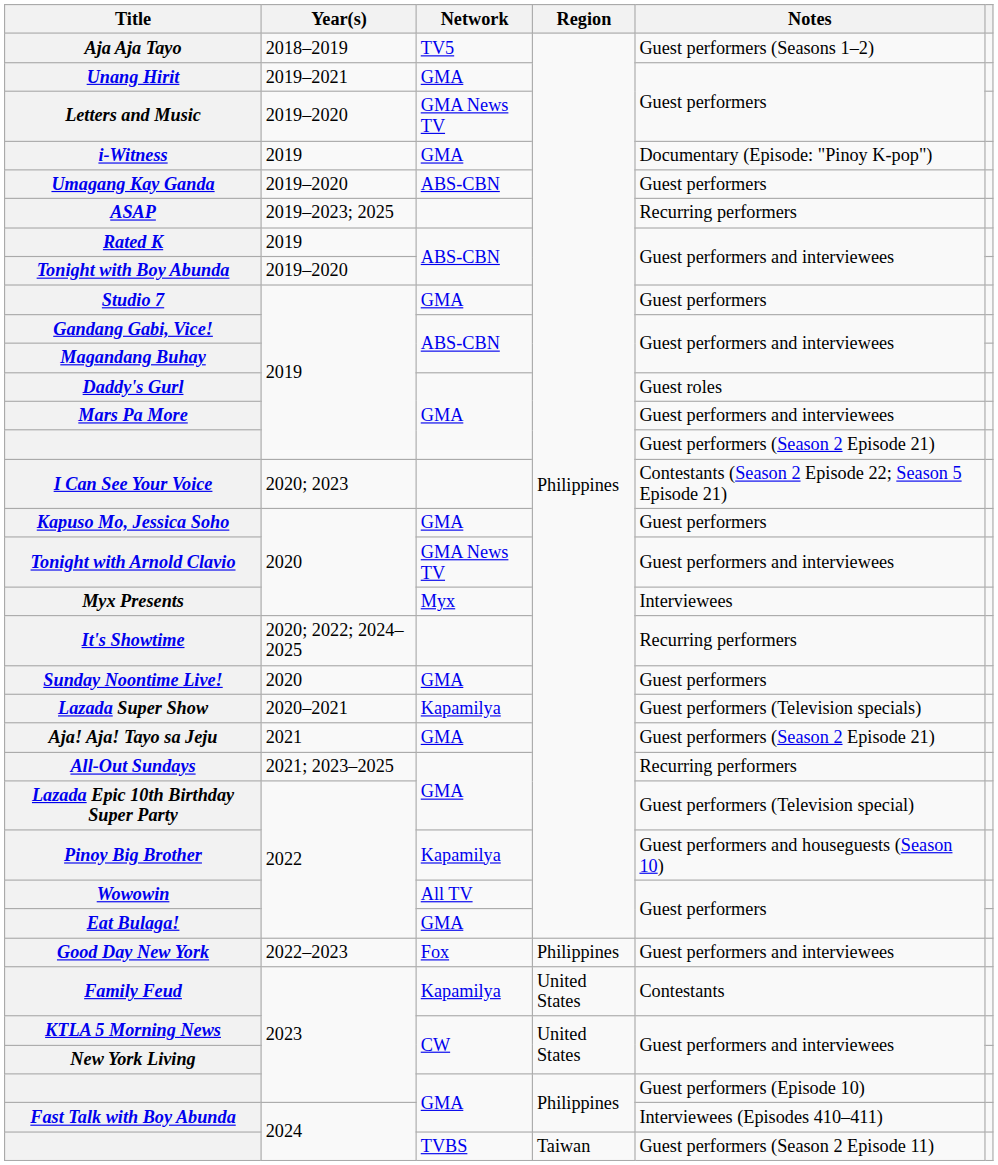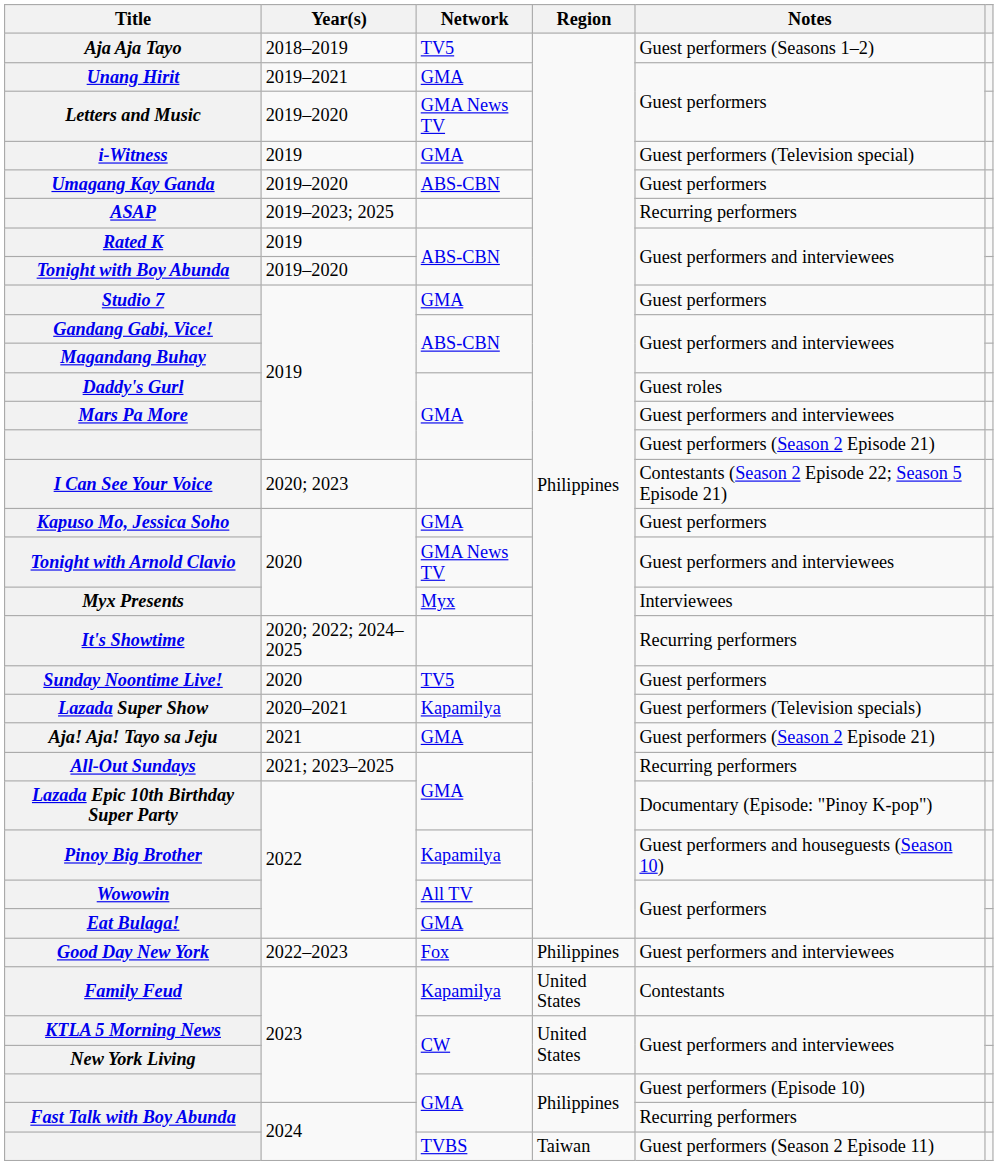(786, 155) Documentary (Episode: "Pinoy K-pop") -> (777, 155) Guest performers (Television special)
(442, 679) GMA -> (437, 679) TV5
(777, 805) Guest performers (Television special) -> (786, 805) Documentary (Episode: "Pinoy K-pop")
(761, 1117) Interviewees (Episodes 410–411) -> (718, 1117) Recurring performers
